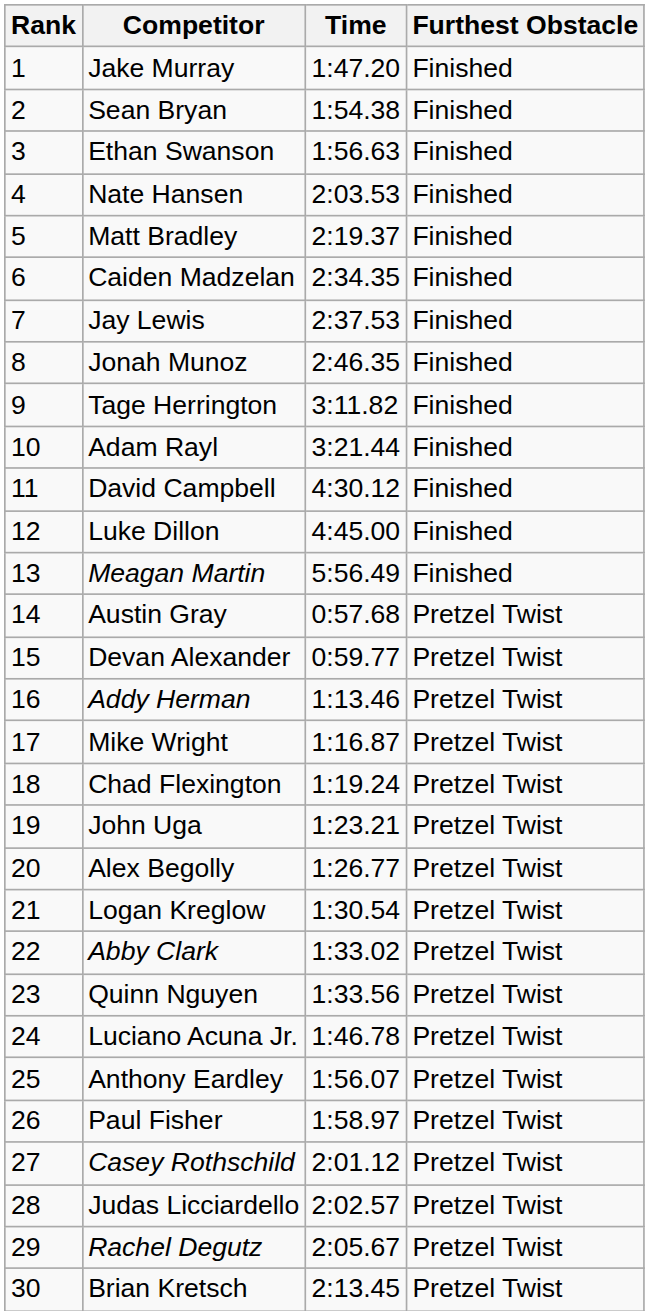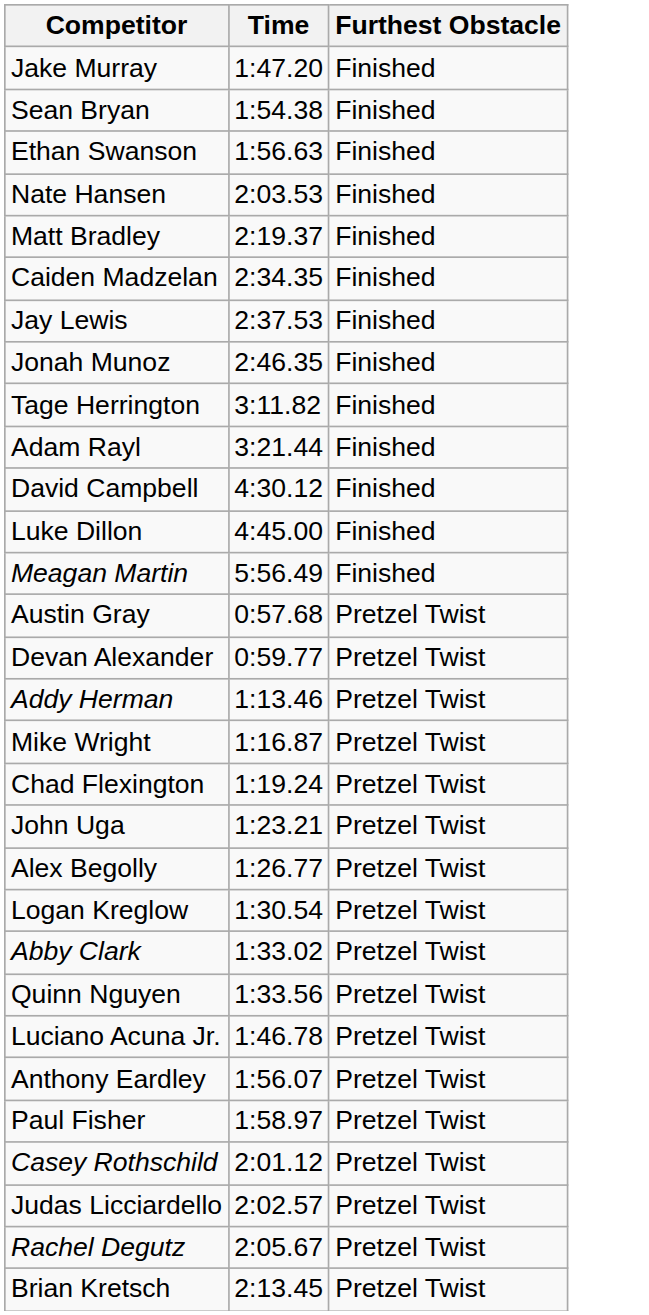- column: (43, 25)
